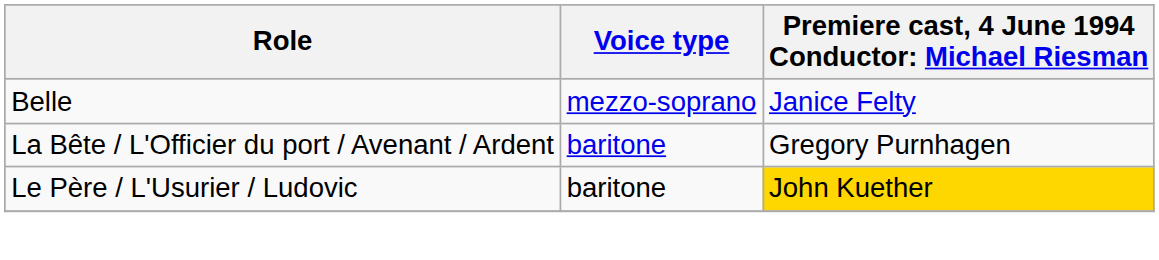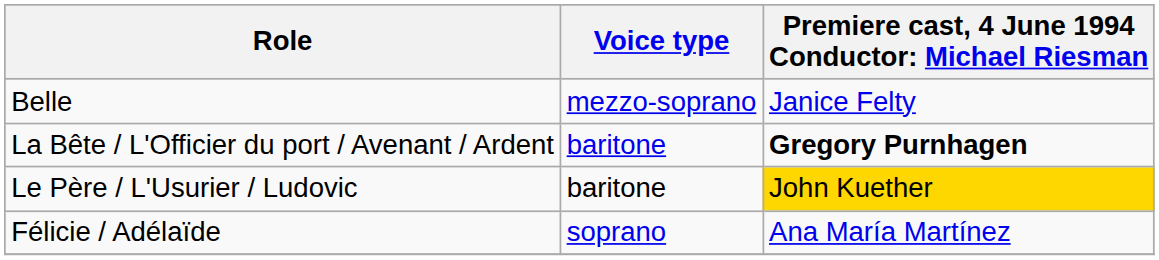(890, 144) normal -> (898, 144) bold
+ row: (116, 231)
